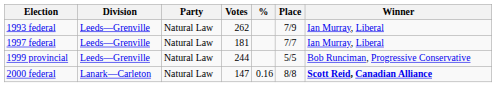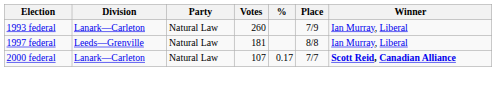(115, 27) Leeds—Grenville -> (109, 27) Lanark—Carleton
(242, 27) 262 -> (259, 27) 260
(290, 43) 7/7 -> (312, 43) 8/8
- row: (37, 58)
(242, 74) 147 -> (259, 58) 107
(265, 74) 0.16 -> (285, 58) 0.17
(290, 74) 8/8 -> (312, 58) 7/7
